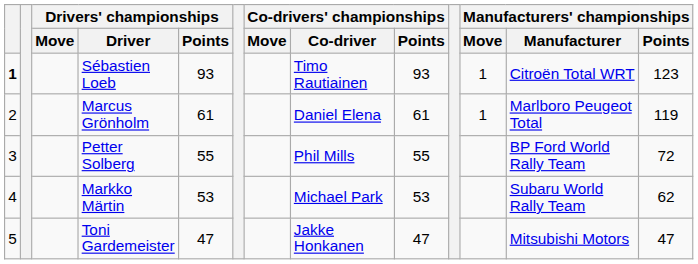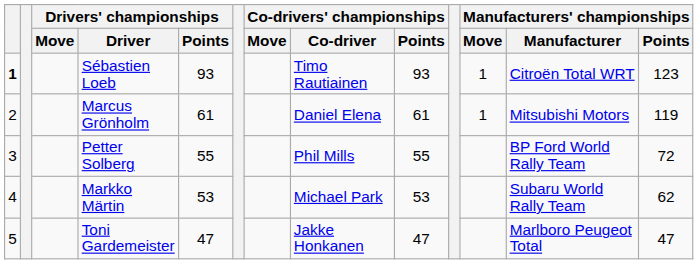(571, 114) Marlboro Peugeot Total -> (569, 114) Mitsubishi Motors
(569, 238) Mitsubishi Motors -> (571, 238) Marlboro Peugeot Total
